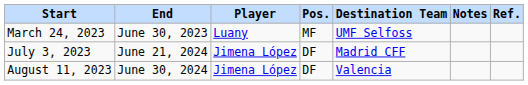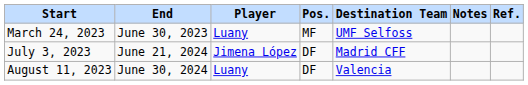(255, 70) Jimena López -> (231, 70) Luany
